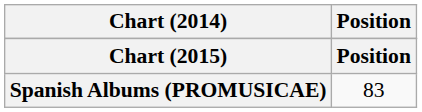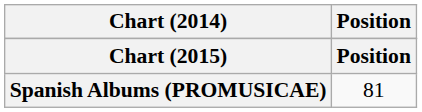(374, 90) 83 -> (374, 90) 81
